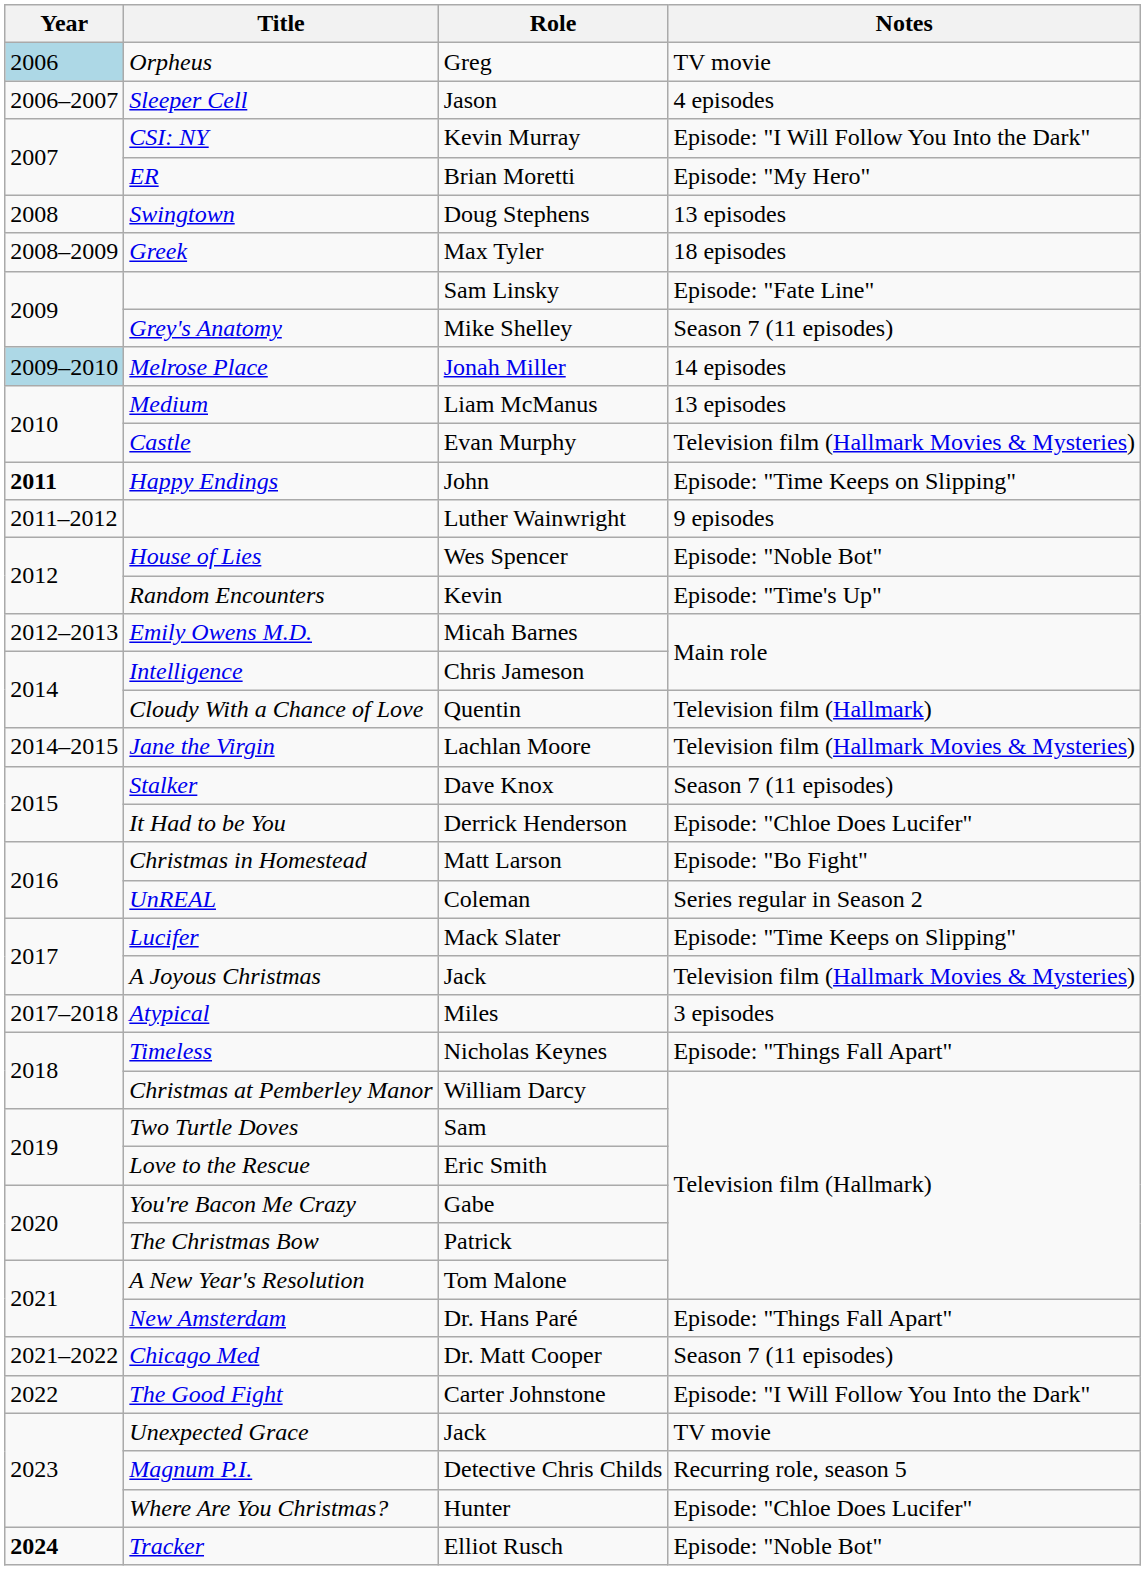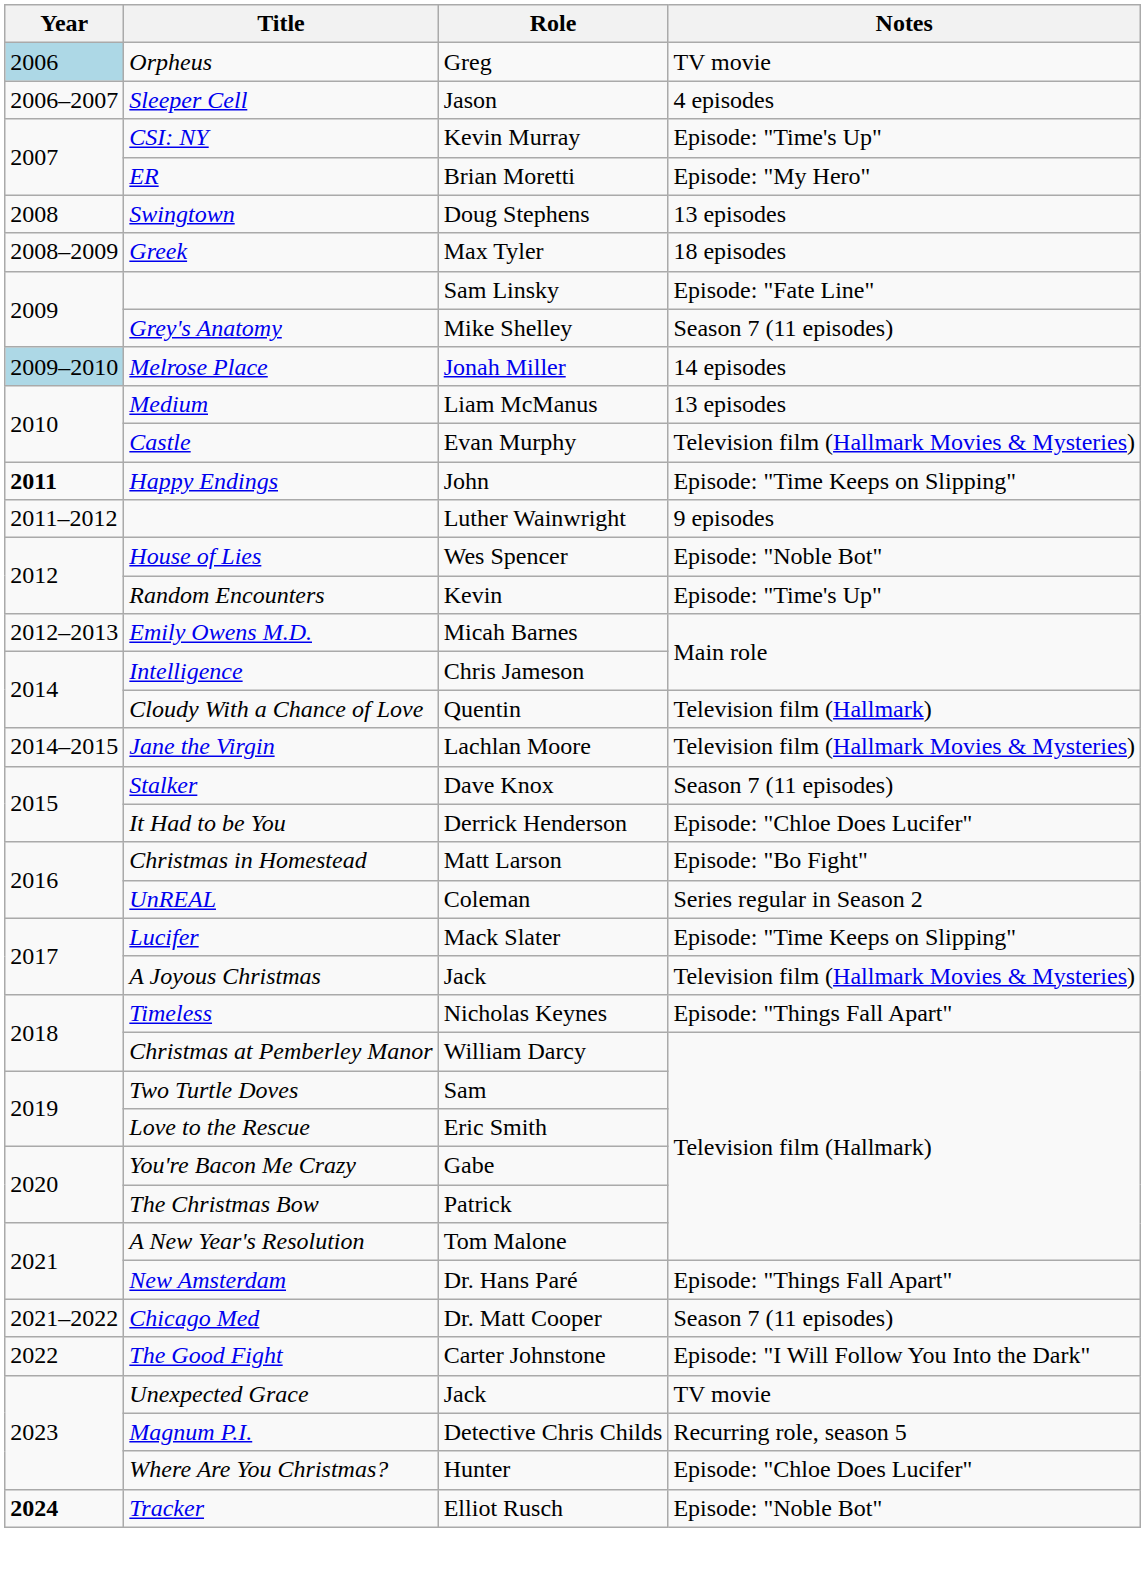(882, 137) Episode: "I Will Follow You Into the Dark" -> (778, 137) Episode: "Time's Up"
- row: (169, 1013)
